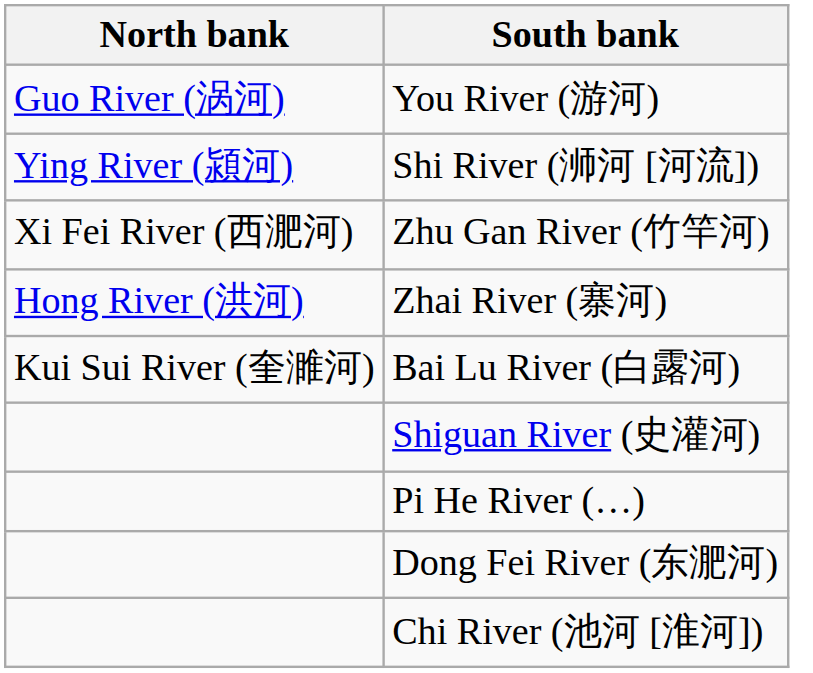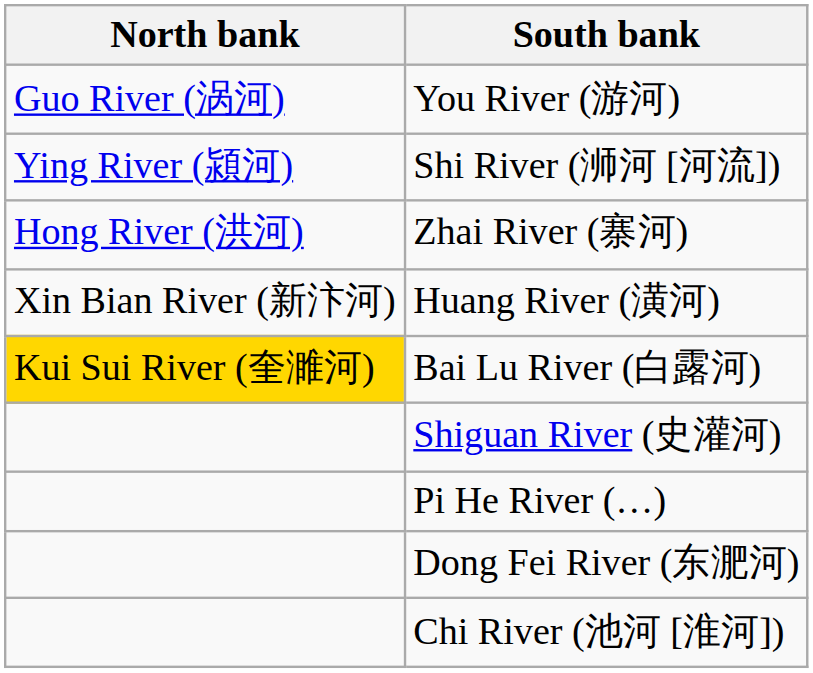- row: (581, 232)
+ row: (567, 300)
(194, 367) no background -> (194, 367) gold background
